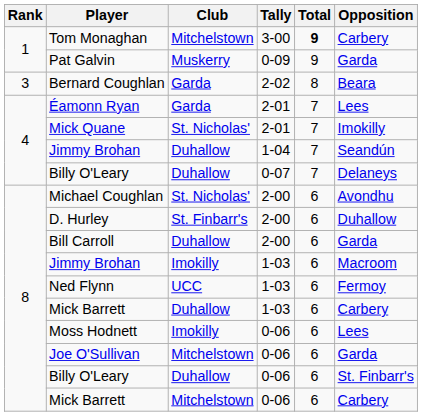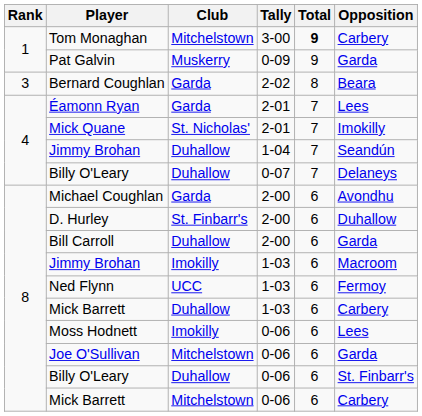(211, 196) St. Nicholas' -> (191, 196) Garda
